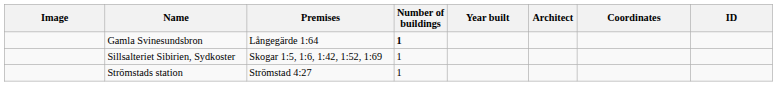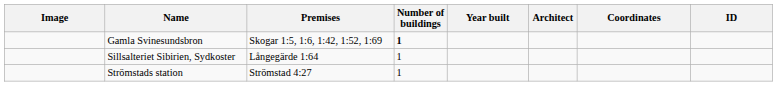(284, 40) Långegärde 1:64 -> (316, 40) Skogar 1:5, 1:6, 1:42, 1:52, 1:69
(316, 56) Skogar 1:5, 1:6, 1:42, 1:52, 1:69 -> (284, 56) Långegärde 1:64
